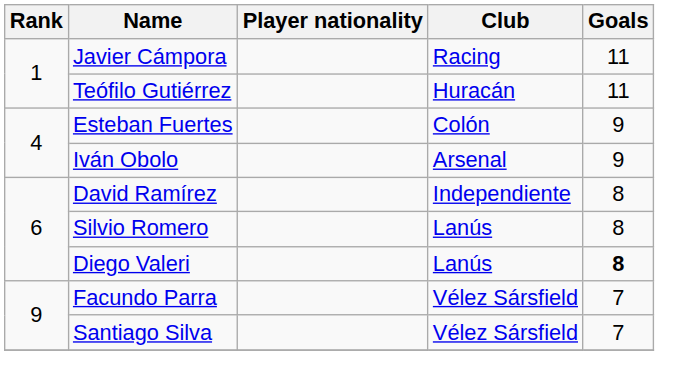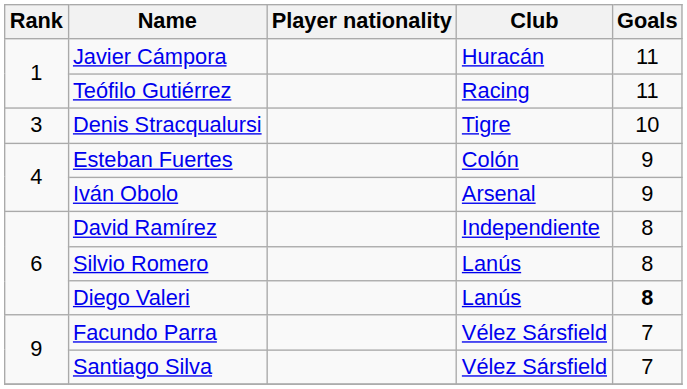(467, 56) Racing -> (503, 56) Huracán
(474, 90) Huracán -> (496, 90) Racing
+ row: (167, 125)
